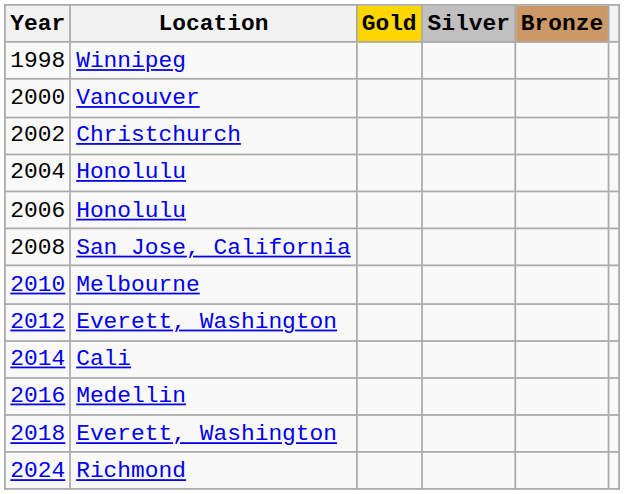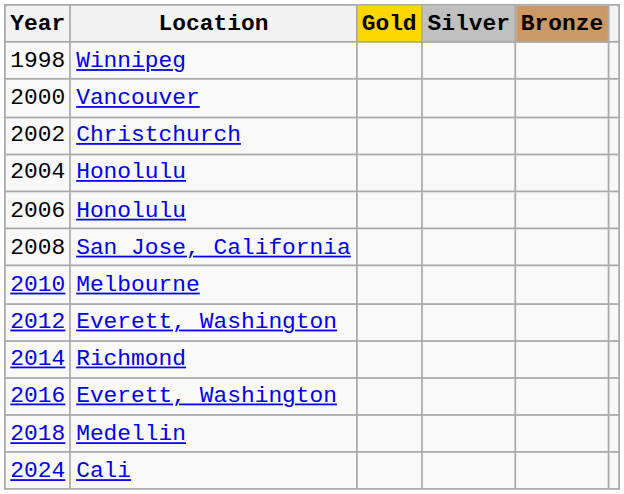(104, 359) Cali -> (131, 359) Richmond
(131, 396) Medellin -> (207, 396) Everett, Washington
(207, 434) Everett, Washington -> (131, 434) Medellin
(131, 471) Richmond -> (104, 471) Cali
